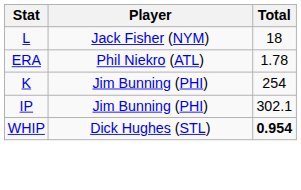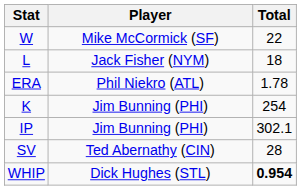+ row: (26, 38)
+ row: (26, 151)
